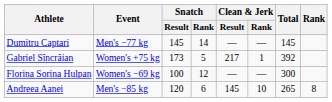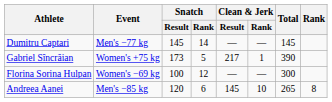(288, 58) 392 -> (288, 58) 390
